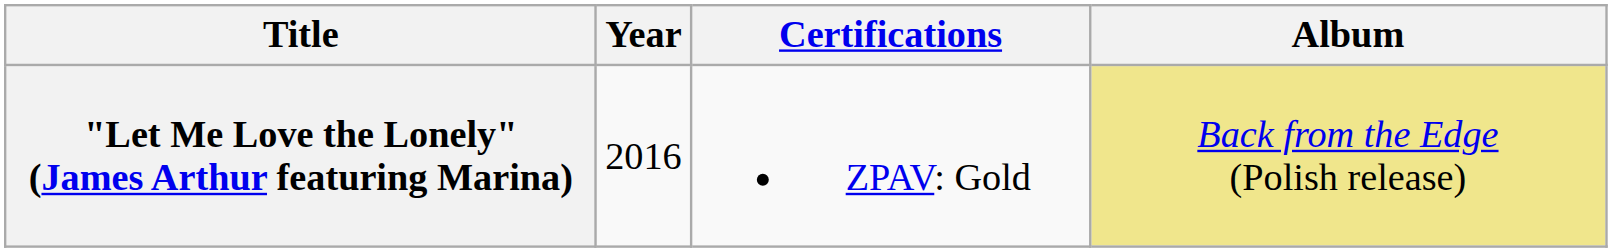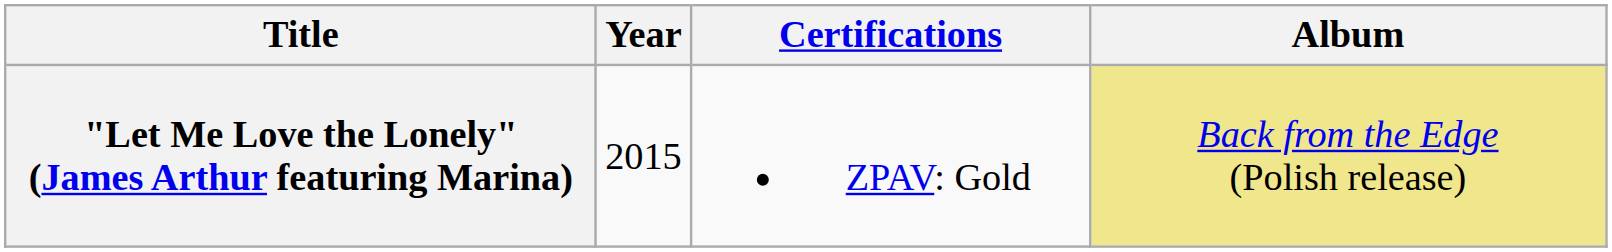(643, 155) 2016 -> (643, 155) 2015
